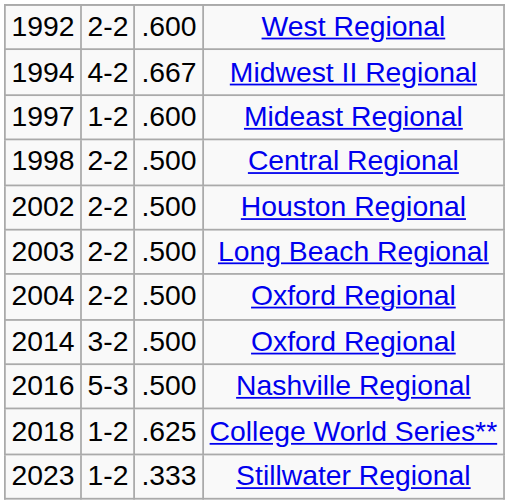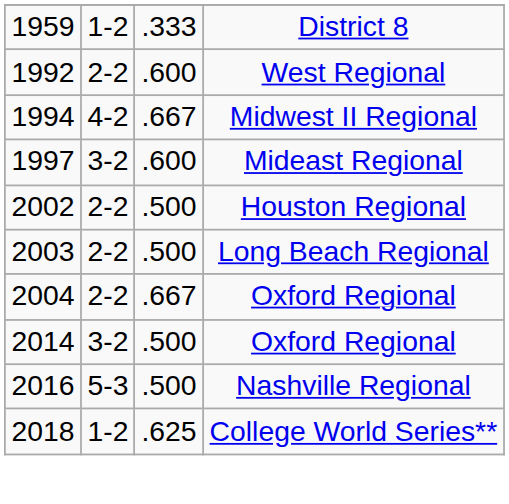+ row: (43, 26)
(108, 116) 1-2 -> (108, 161) 3-2
- row: (43, 161)
(169, 296) .500 -> (169, 296) .667
- row: (43, 476)
